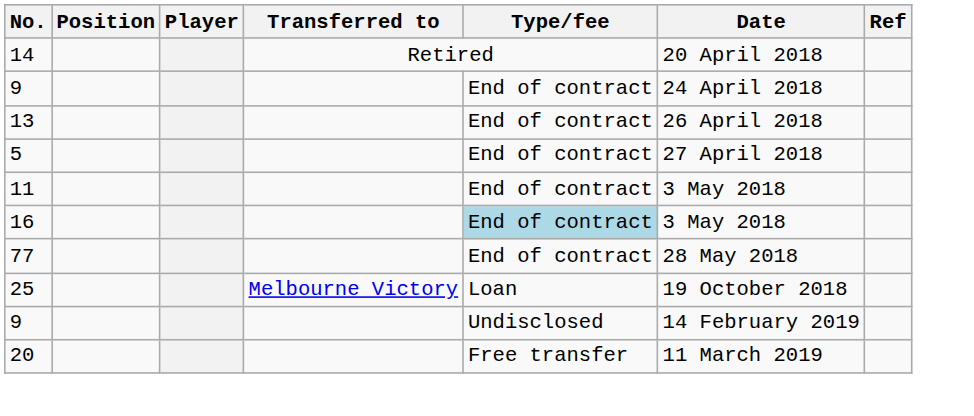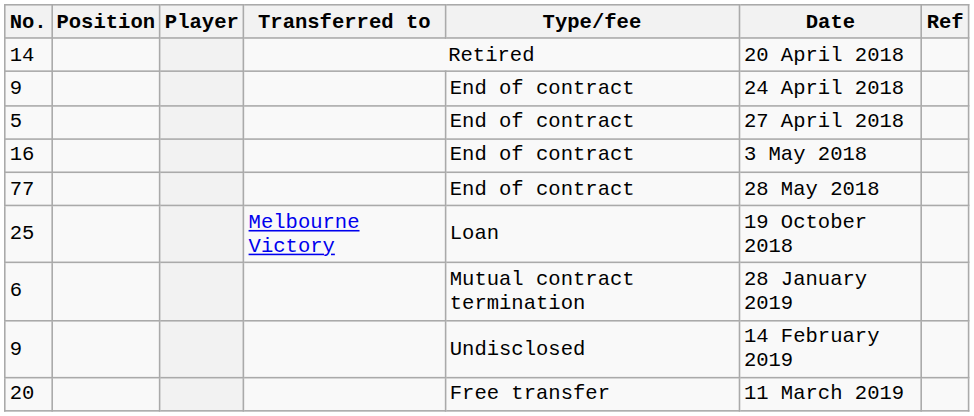- row: (22, 122)
- row: (22, 189)
(560, 222) lightblue background -> (542, 155) no background
+ row: (16, 291)
